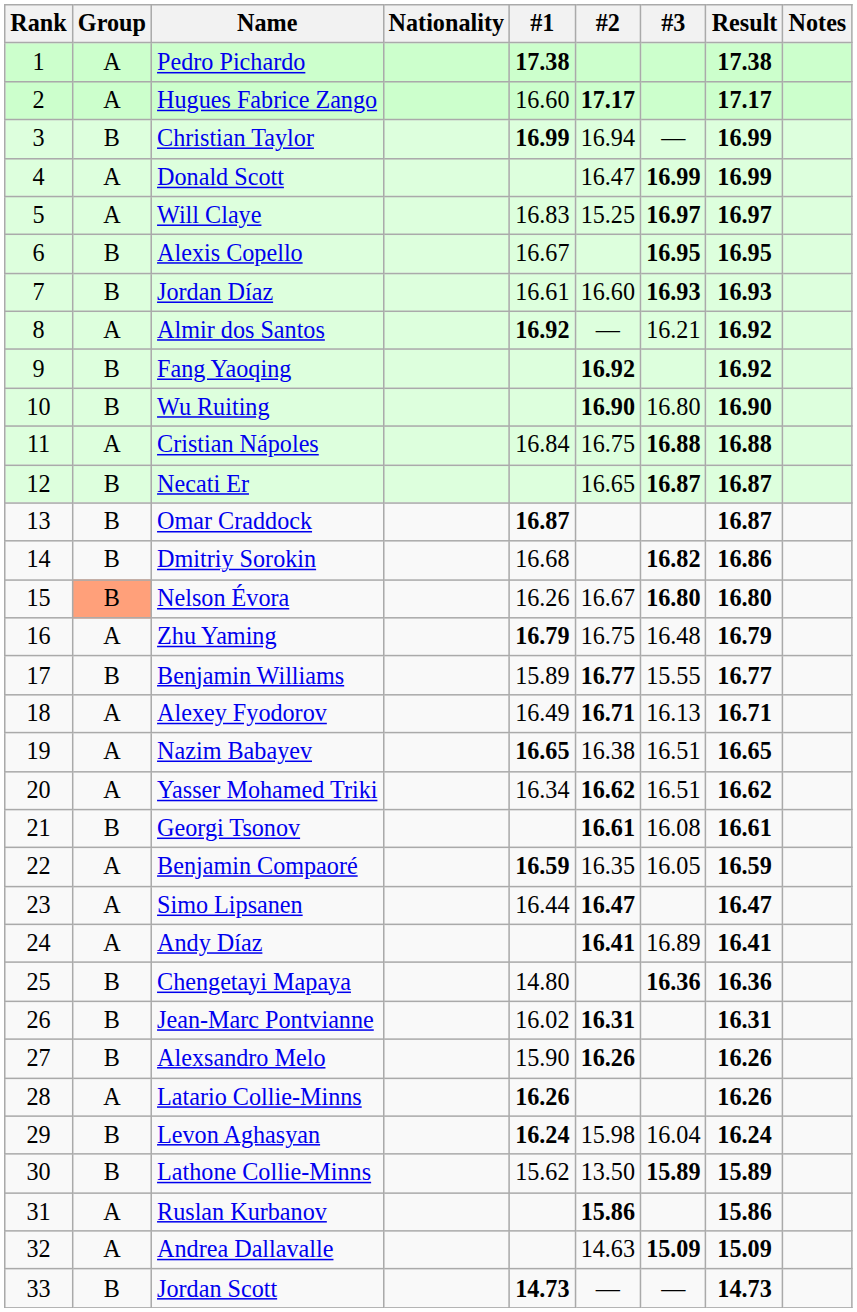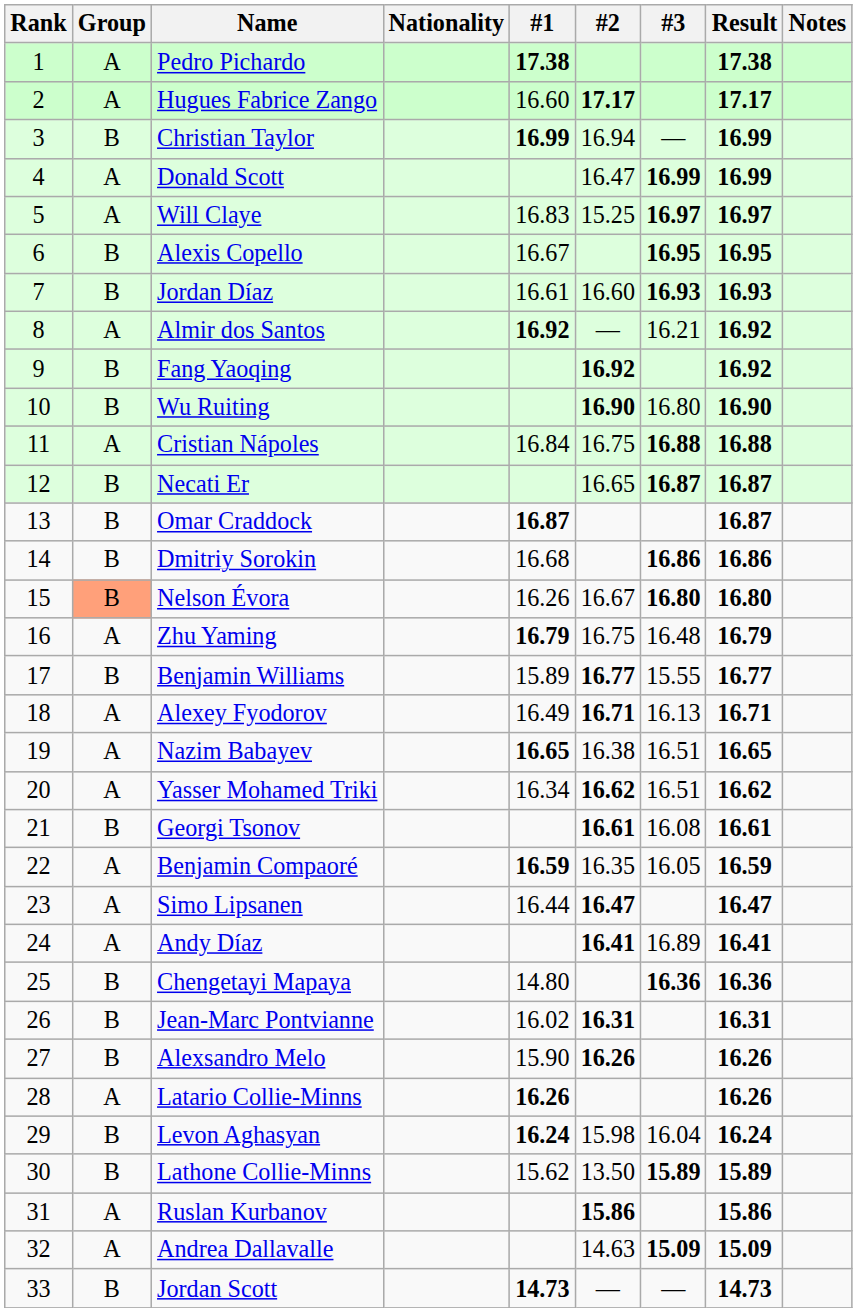(673, 560) 16.82 -> (673, 560) 16.86
